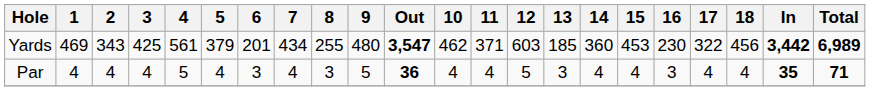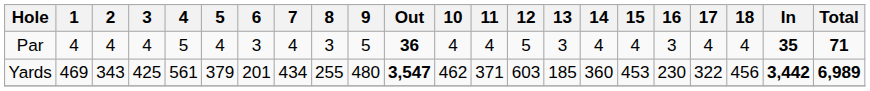rows swapped: (30, 45) <-> (30, 72)
